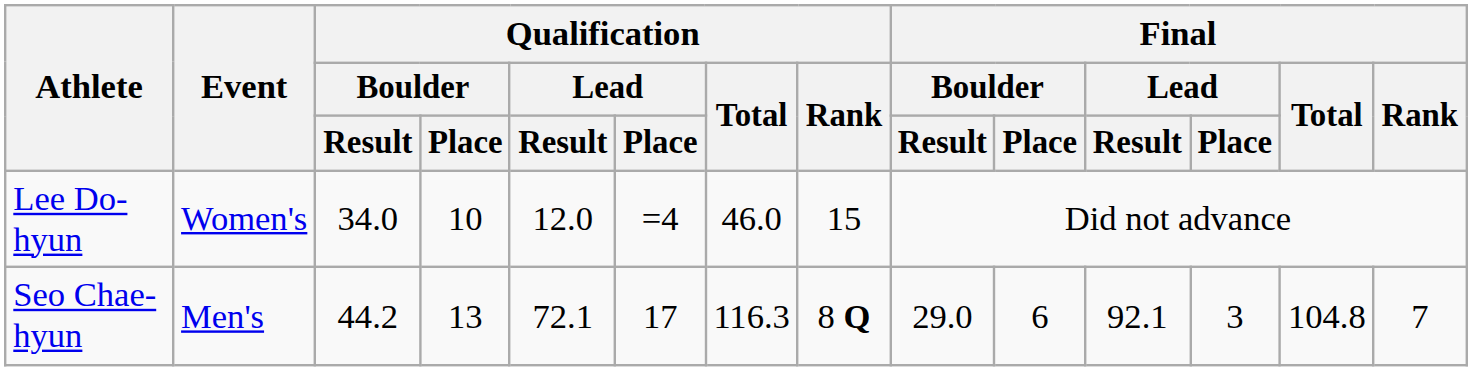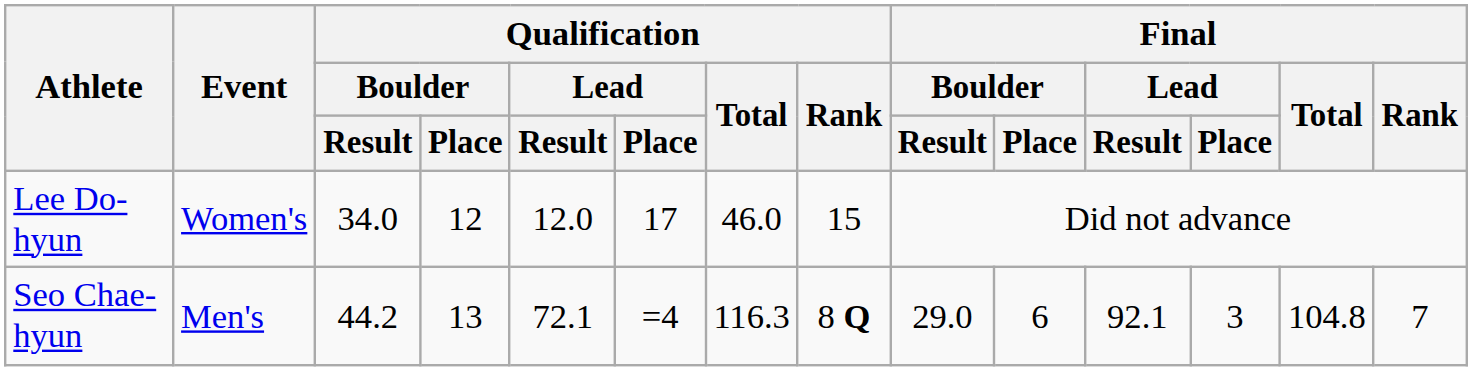(465, 218) 10 -> (465, 218) 12
(660, 218) =4 -> (660, 218) 17
(660, 316) 17 -> (660, 316) =4
